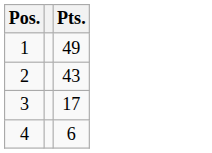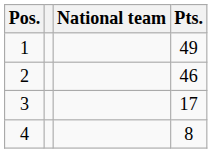+ column: (112, 18)
(71, 76) 43 -> (189, 76) 46
(71, 133) 6 -> (189, 133) 8
